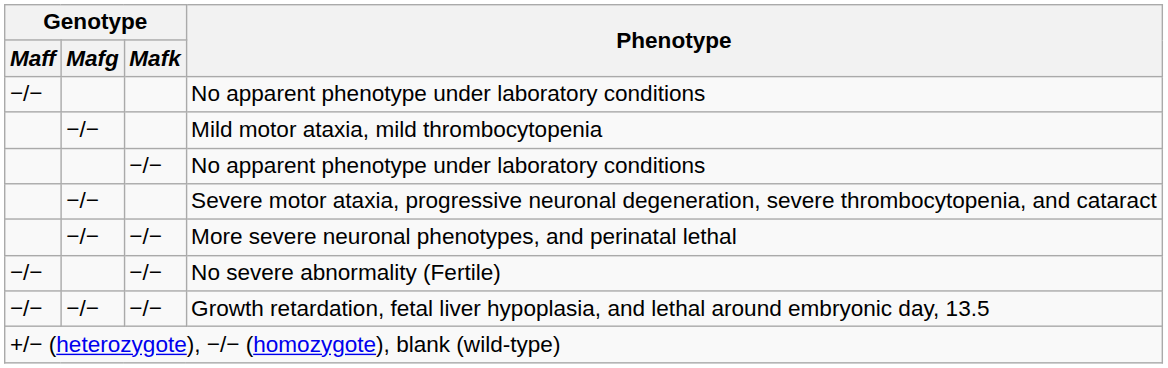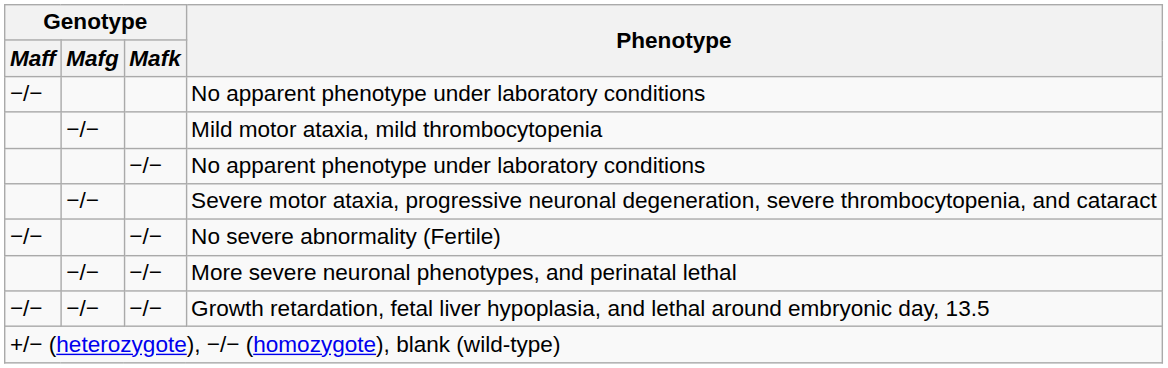rows swapped: (33, 237) <-> (26, 272)
